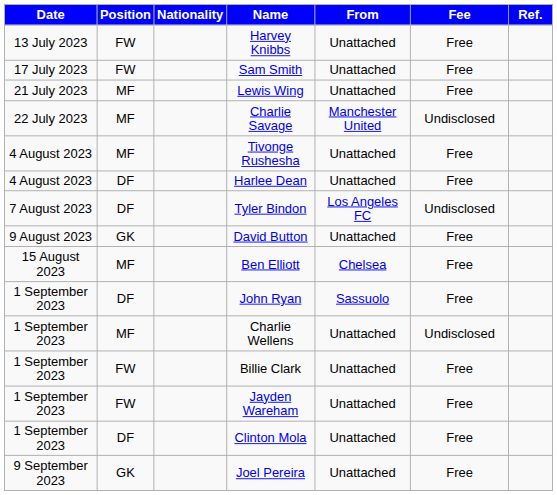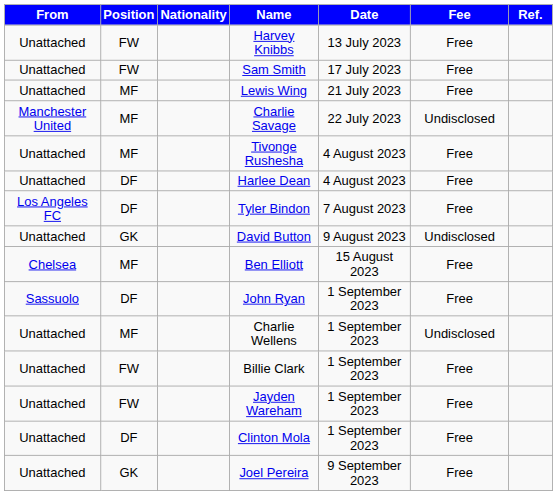columns swapped: (51, 15) <-> (363, 15)
(460, 209) Undisclosed -> (460, 209) Free
(460, 236) Free -> (460, 236) Undisclosed
